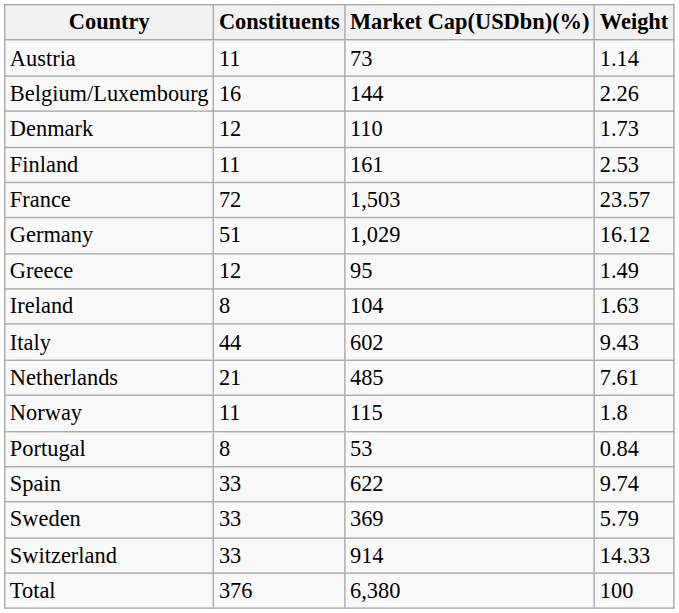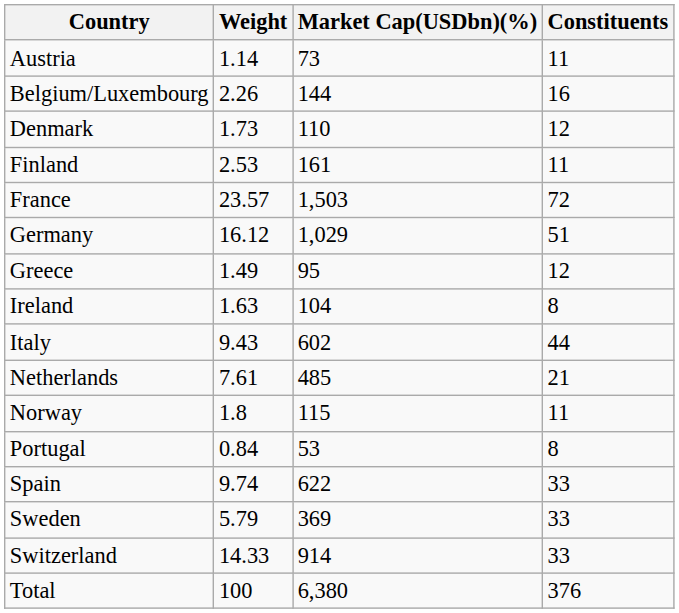columns swapped: (279, 22) <-> (634, 22)
